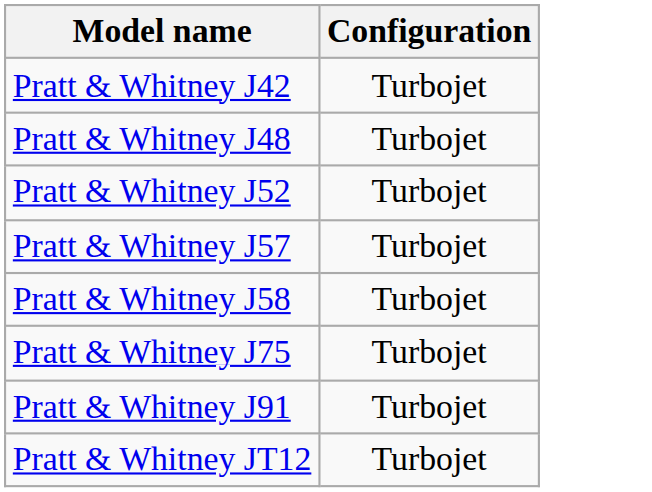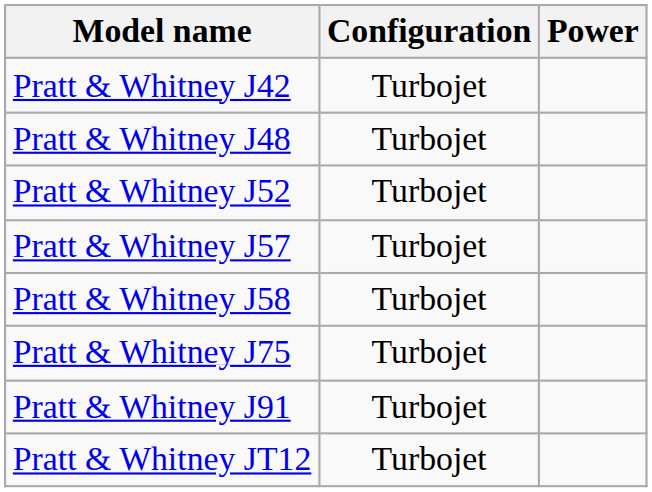+ column: (593, 31)
